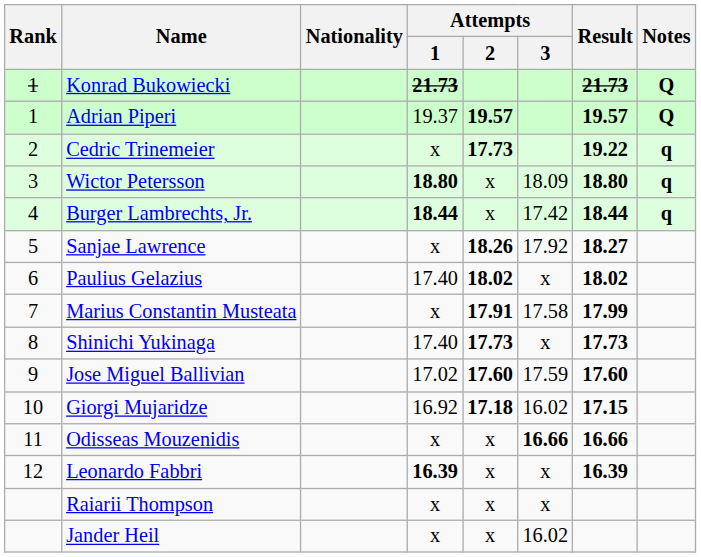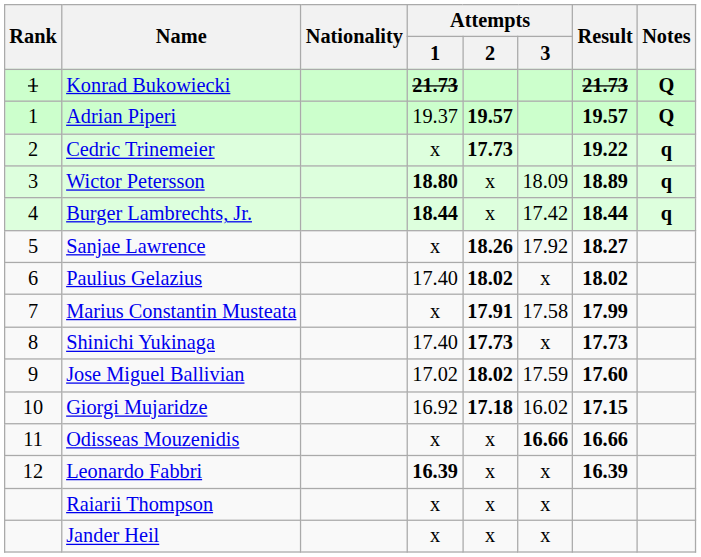(605, 181) 18.80 -> (605, 181) 18.89
(490, 375) 17.60 -> (490, 375) 18.02
(545, 536) 16.02 -> (545, 536) x
